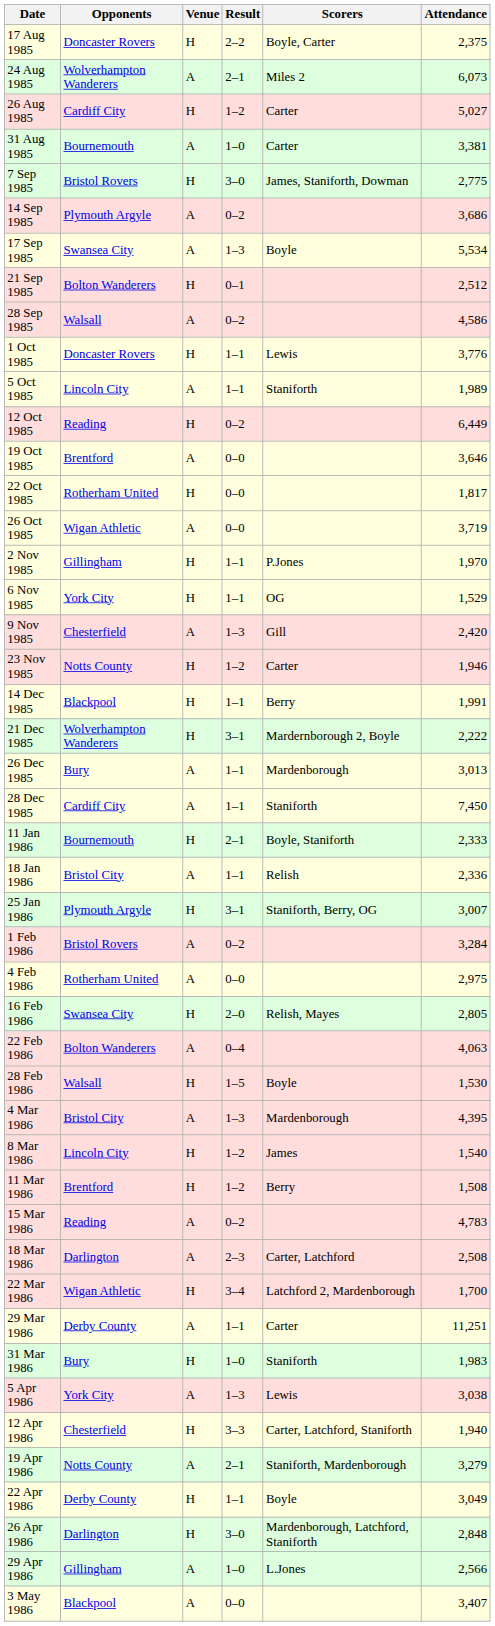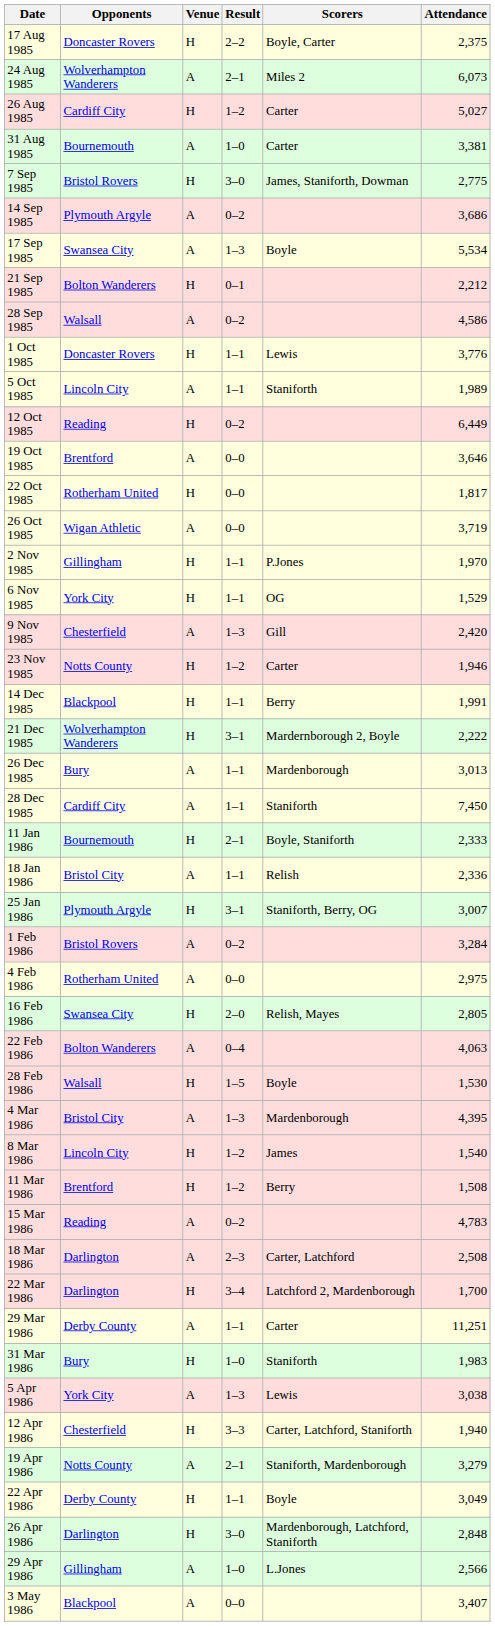(473, 285) 2,512 -> (473, 285) 2,212
(102, 1291) Wigan Athletic -> (91, 1291) Darlington
